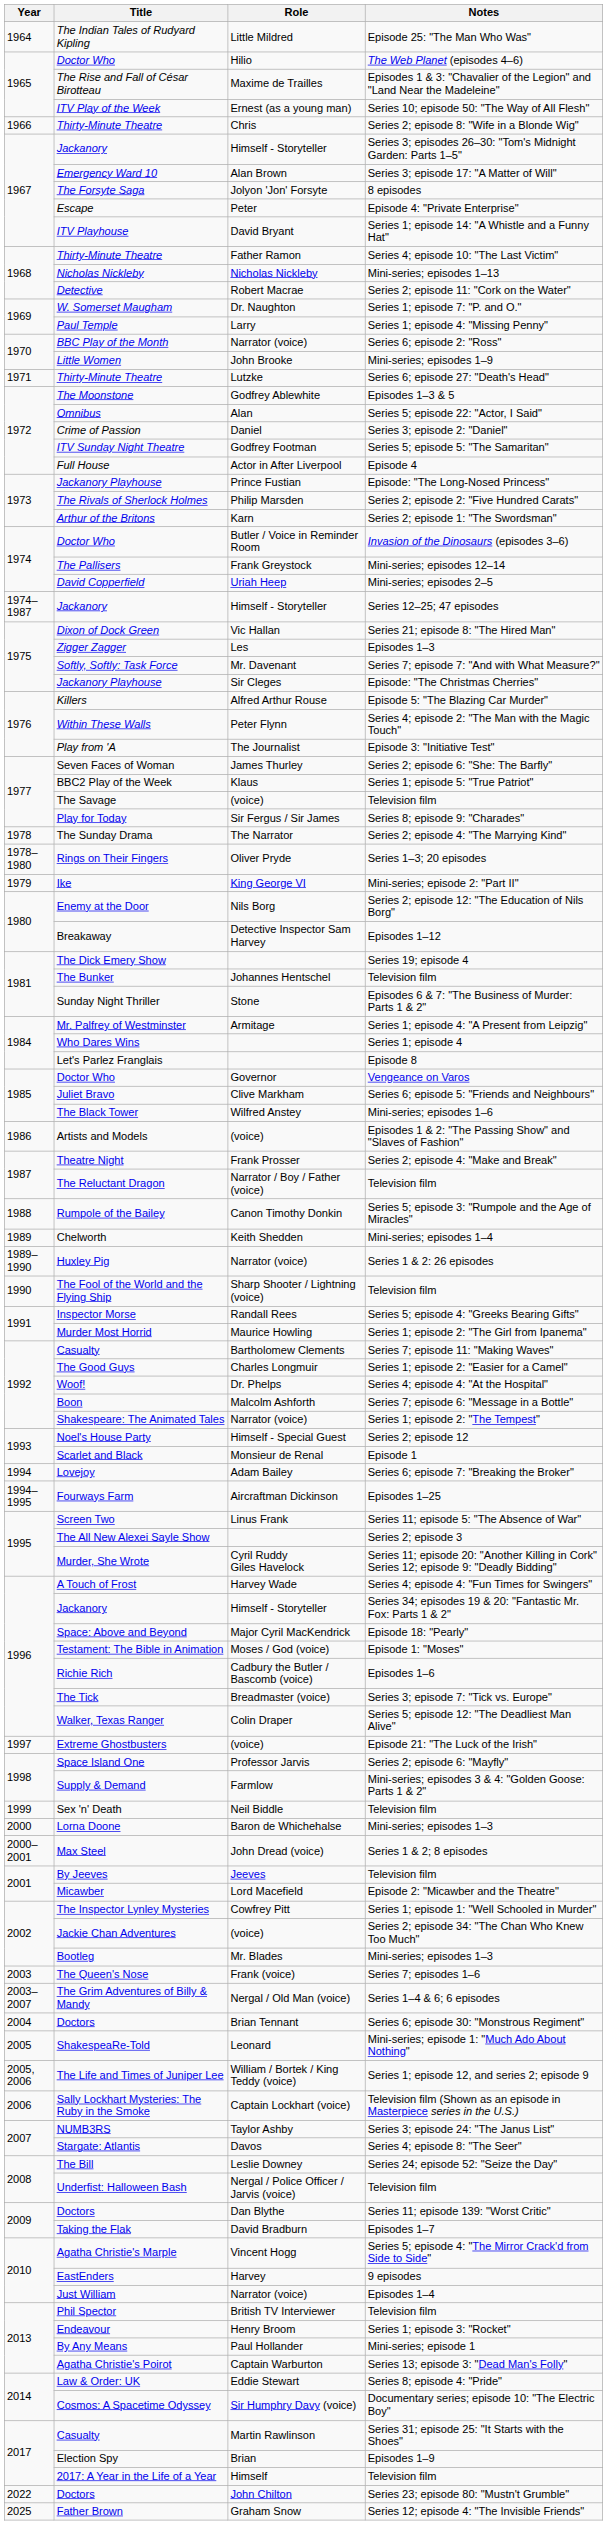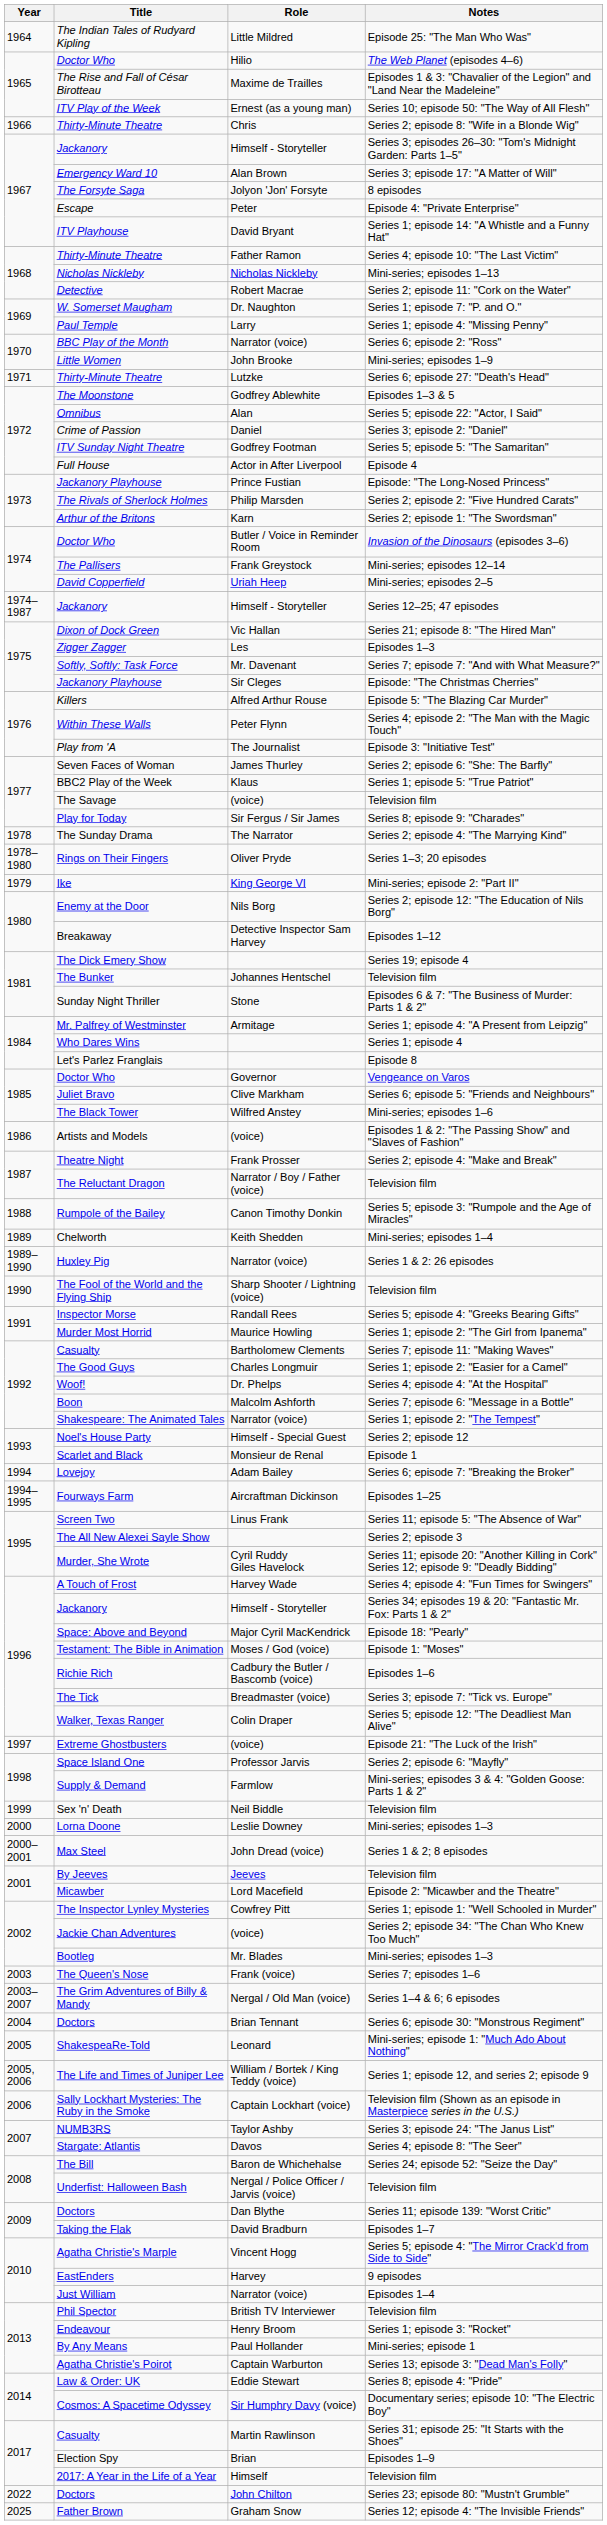(286, 1827) Baron de Whichehalse -> (266, 1827) Leslie Downey
(266, 2164) Leslie Downey -> (286, 2164) Baron de Whichehalse
